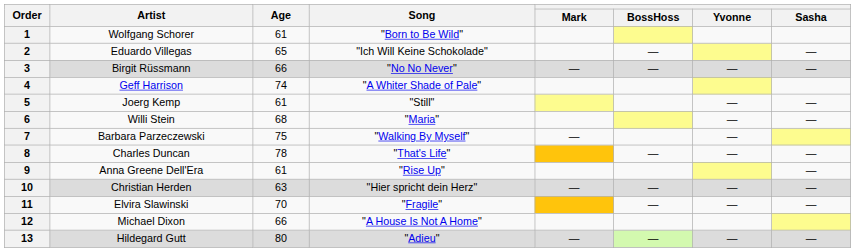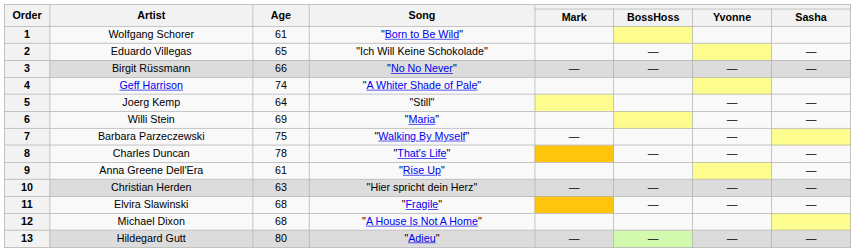(281, 102) 61 -> (281, 102) 64
(281, 119) 68 -> (281, 119) 69
(281, 204) 70 -> (281, 204) 68
(281, 221) 66 -> (281, 221) 68
